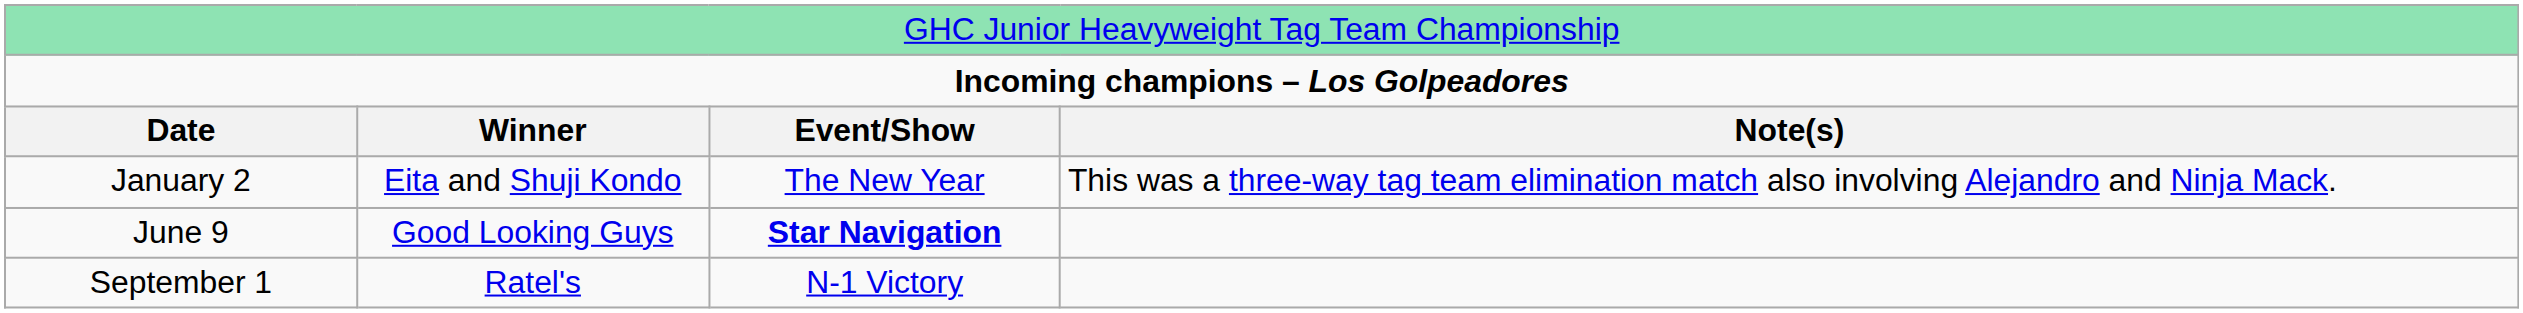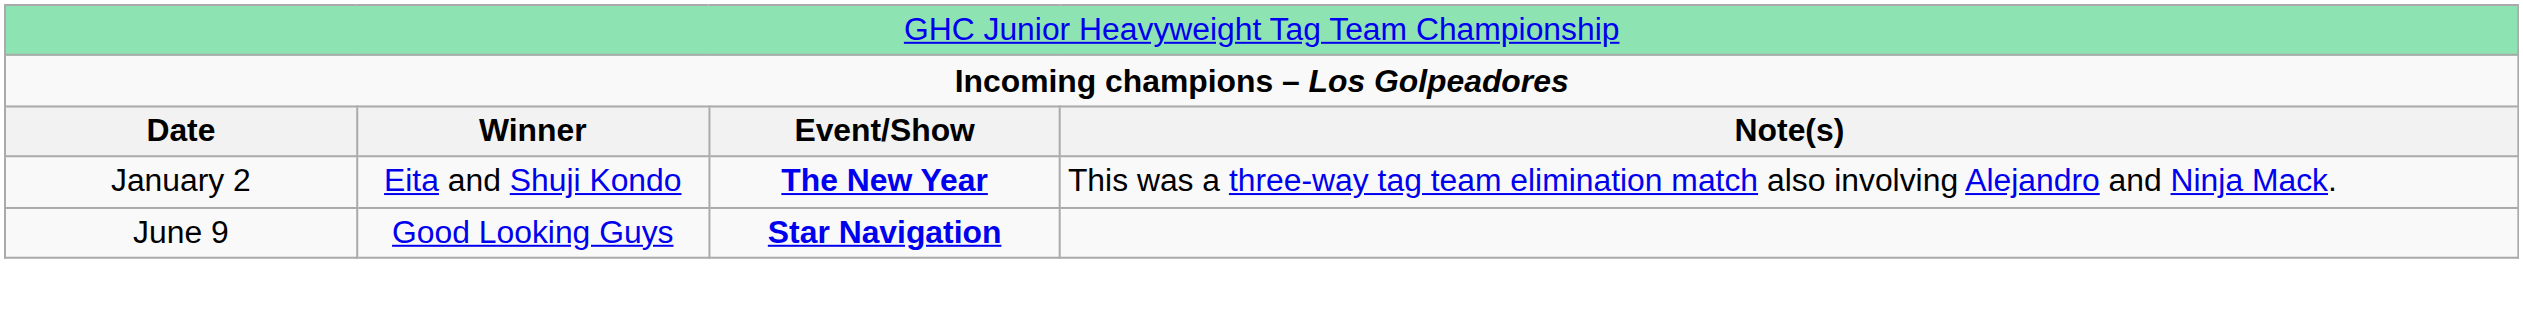(885, 181) normal -> (885, 181) bold
- row: (181, 282)
